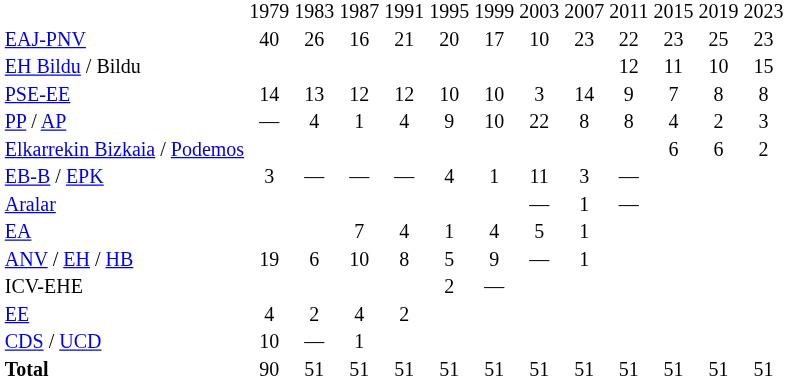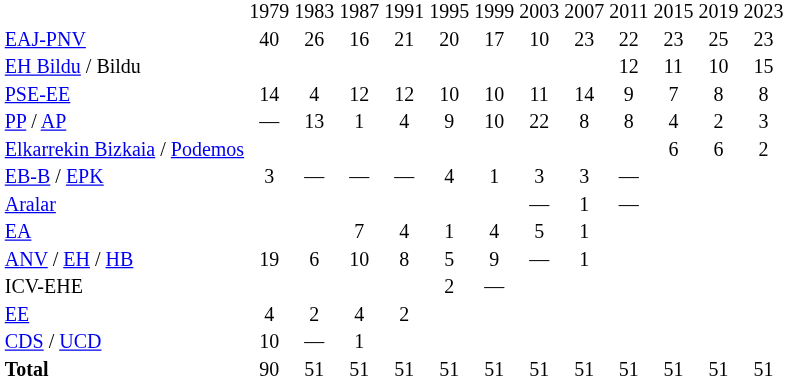(314, 94) 13 -> (314, 94) 4
(539, 94) 3 -> (539, 94) 11
(314, 121) 4 -> (314, 121) 13
(539, 176) 11 -> (539, 176) 3
